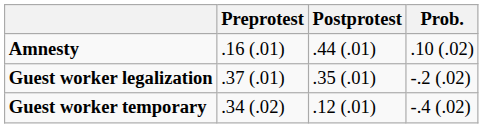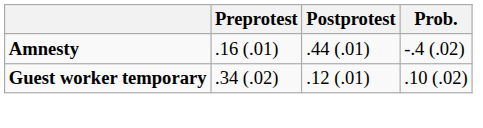(442, 48) .10 (.02) -> (434, 48) -.4 (.02)
- row: (111, 78)
(441, 107) -.4 (.02) -> (436, 78) .10 (.02)
